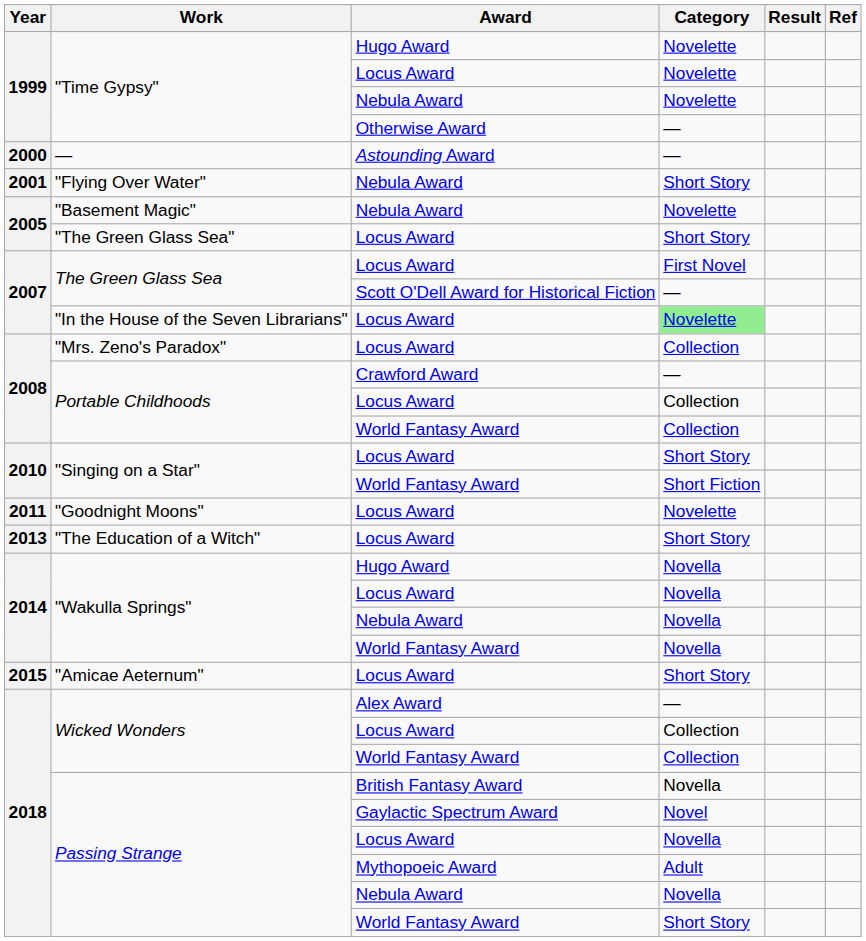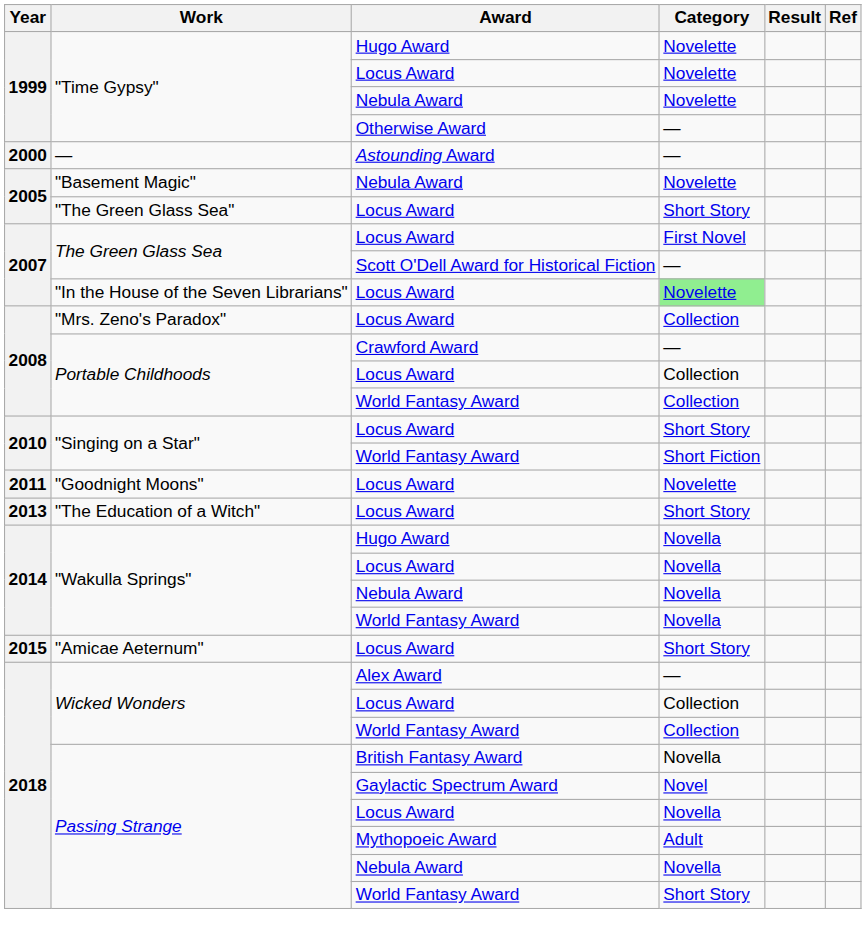- row: (130, 182)
